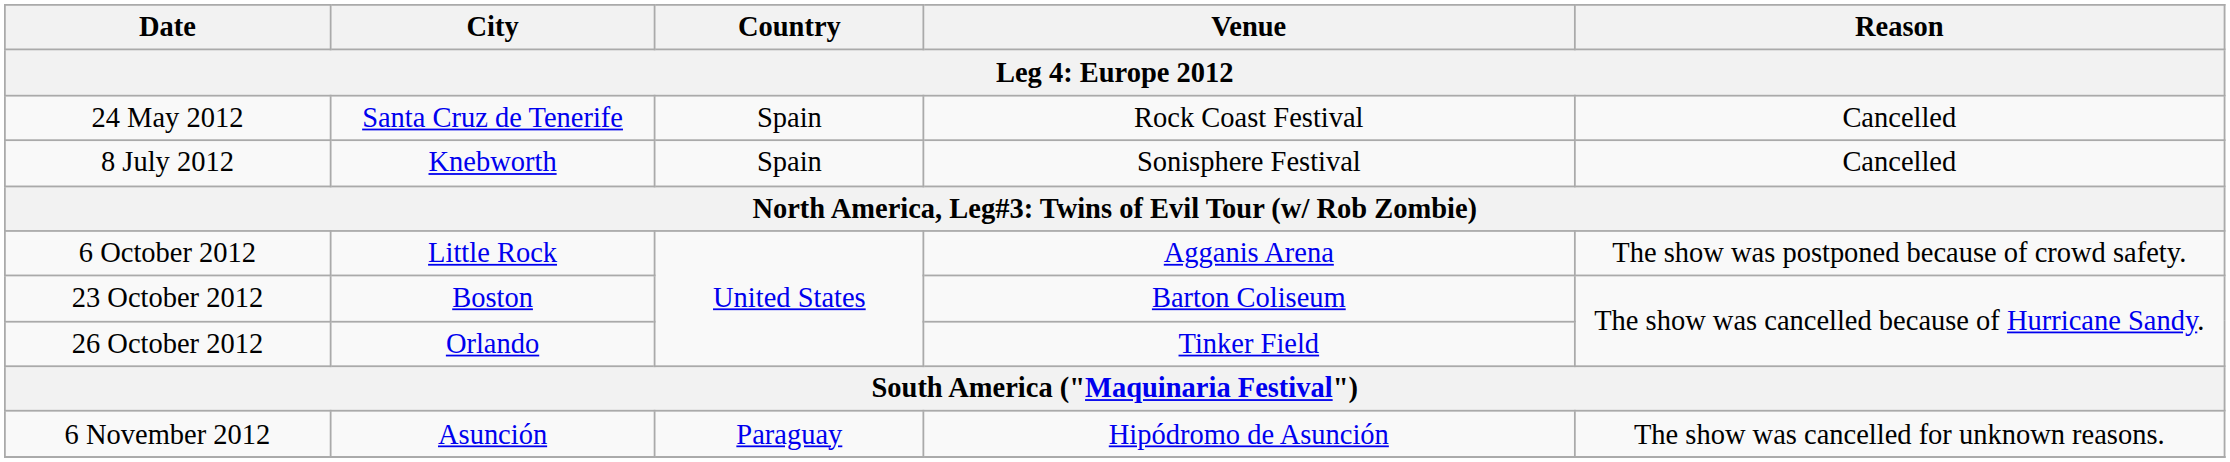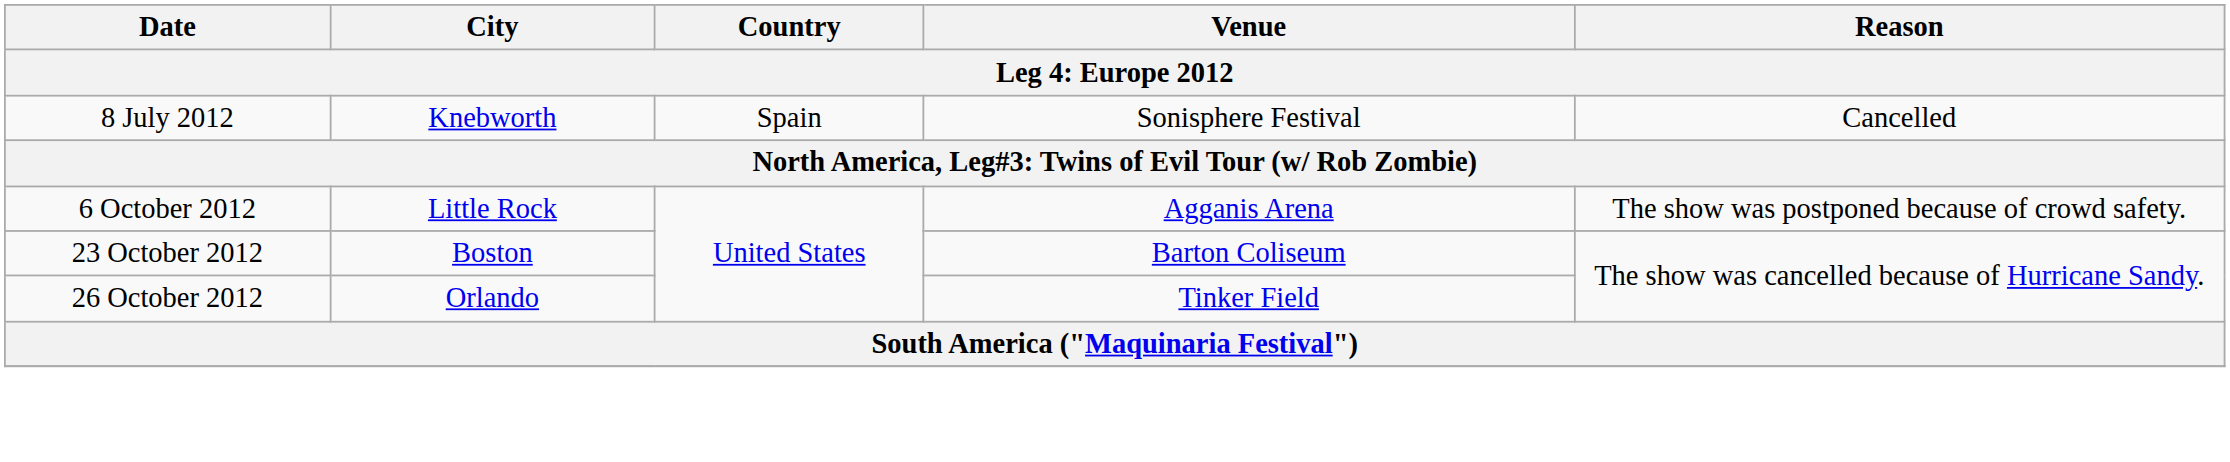- row: (167, 117)
- row: (167, 433)
